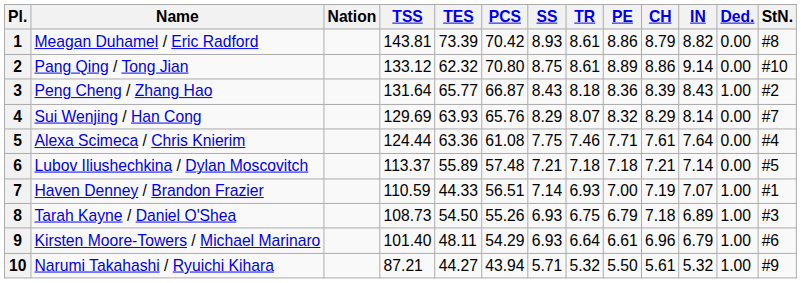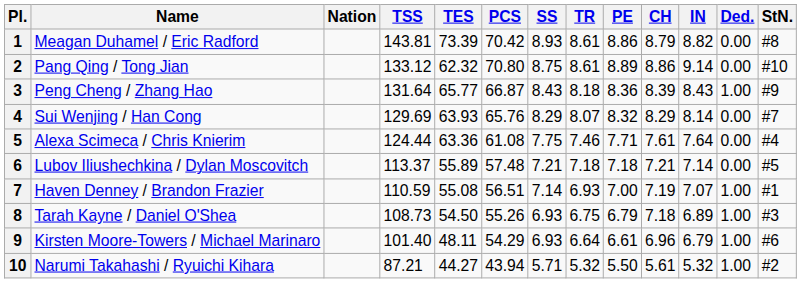(770, 91) #2 -> (770, 91) #9
(458, 191) 44.33 -> (458, 191) 55.08
(770, 265) #9 -> (770, 265) #2
